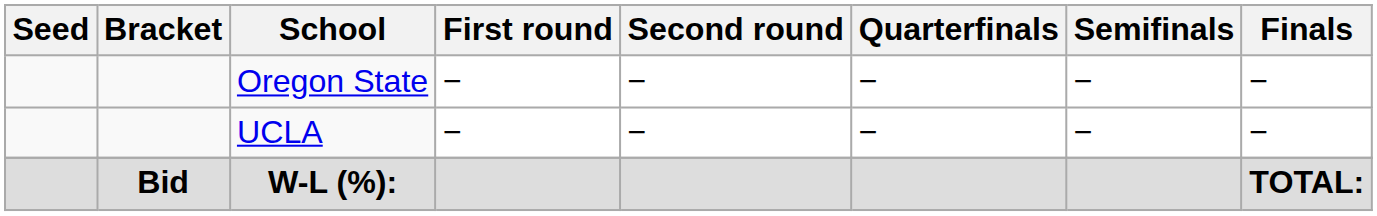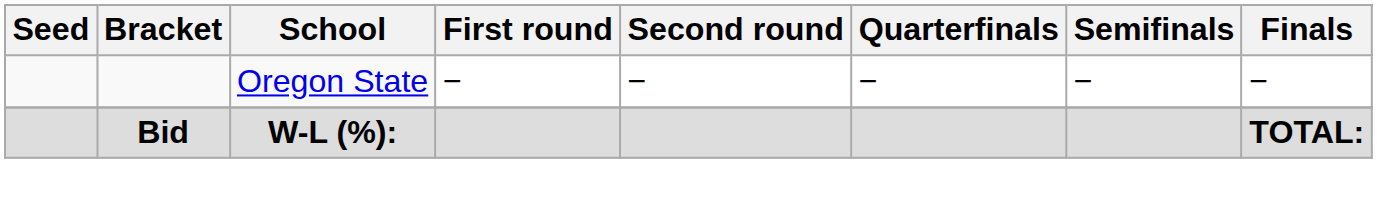- row: (280, 132)
